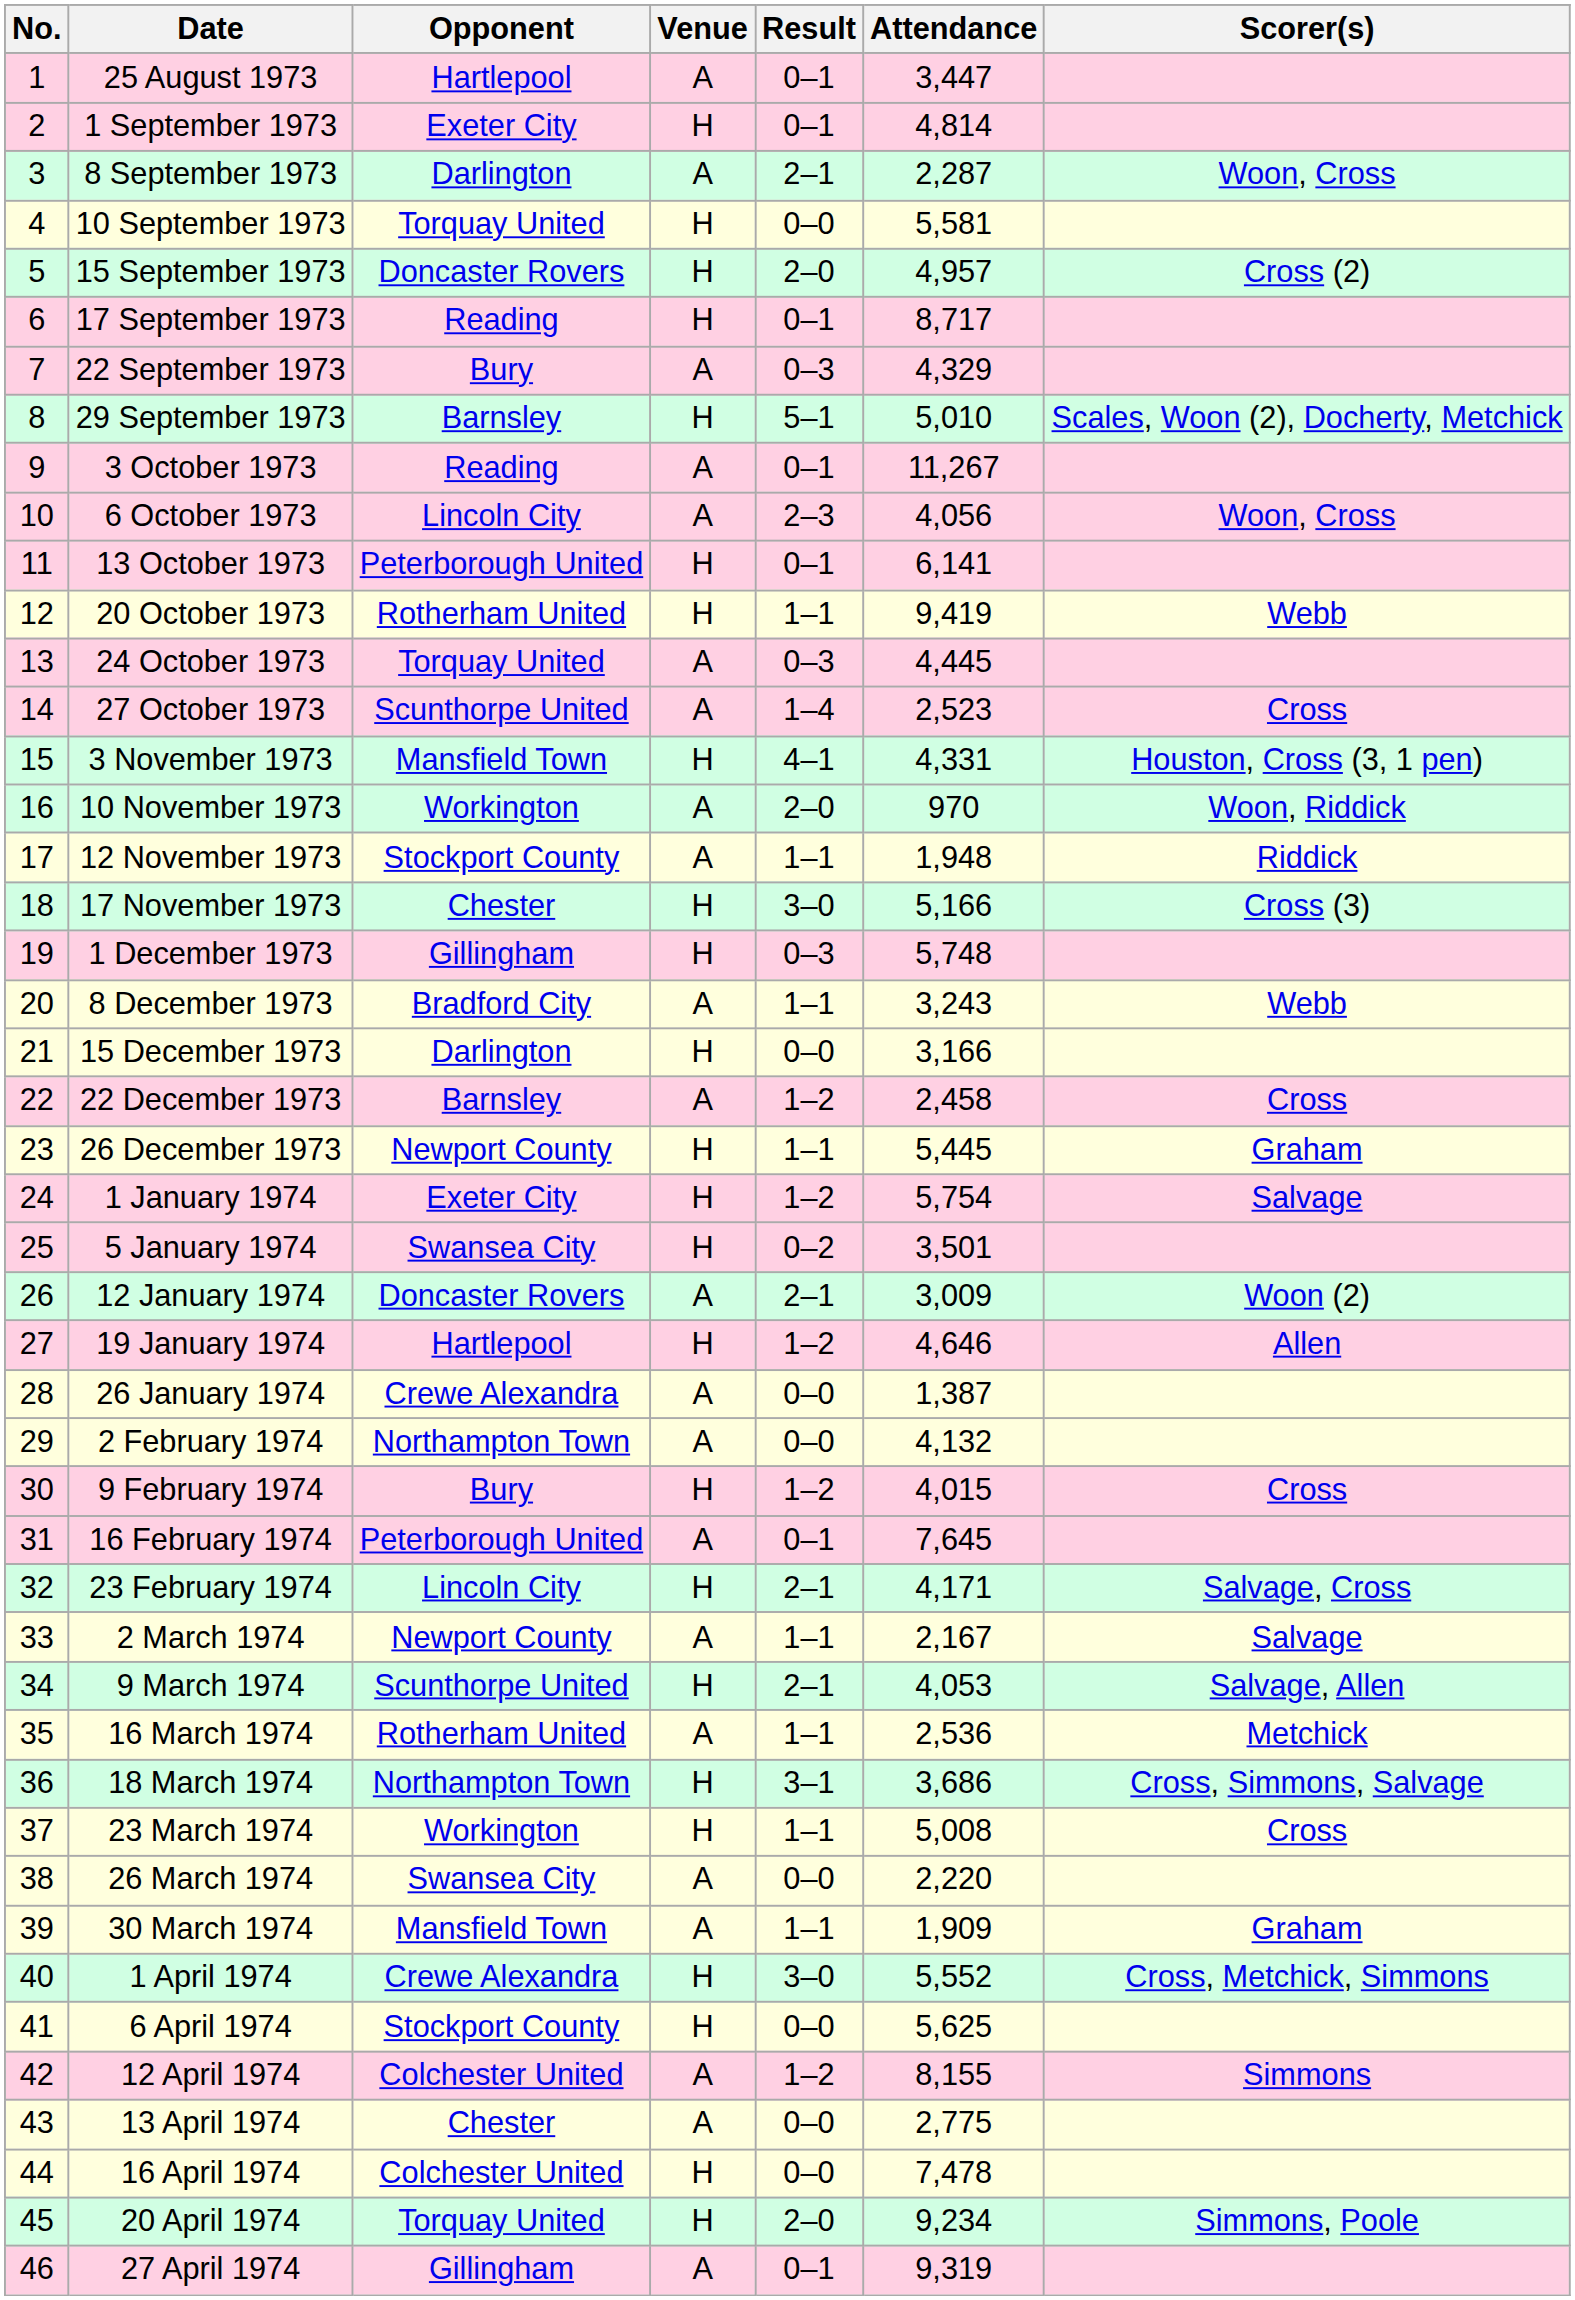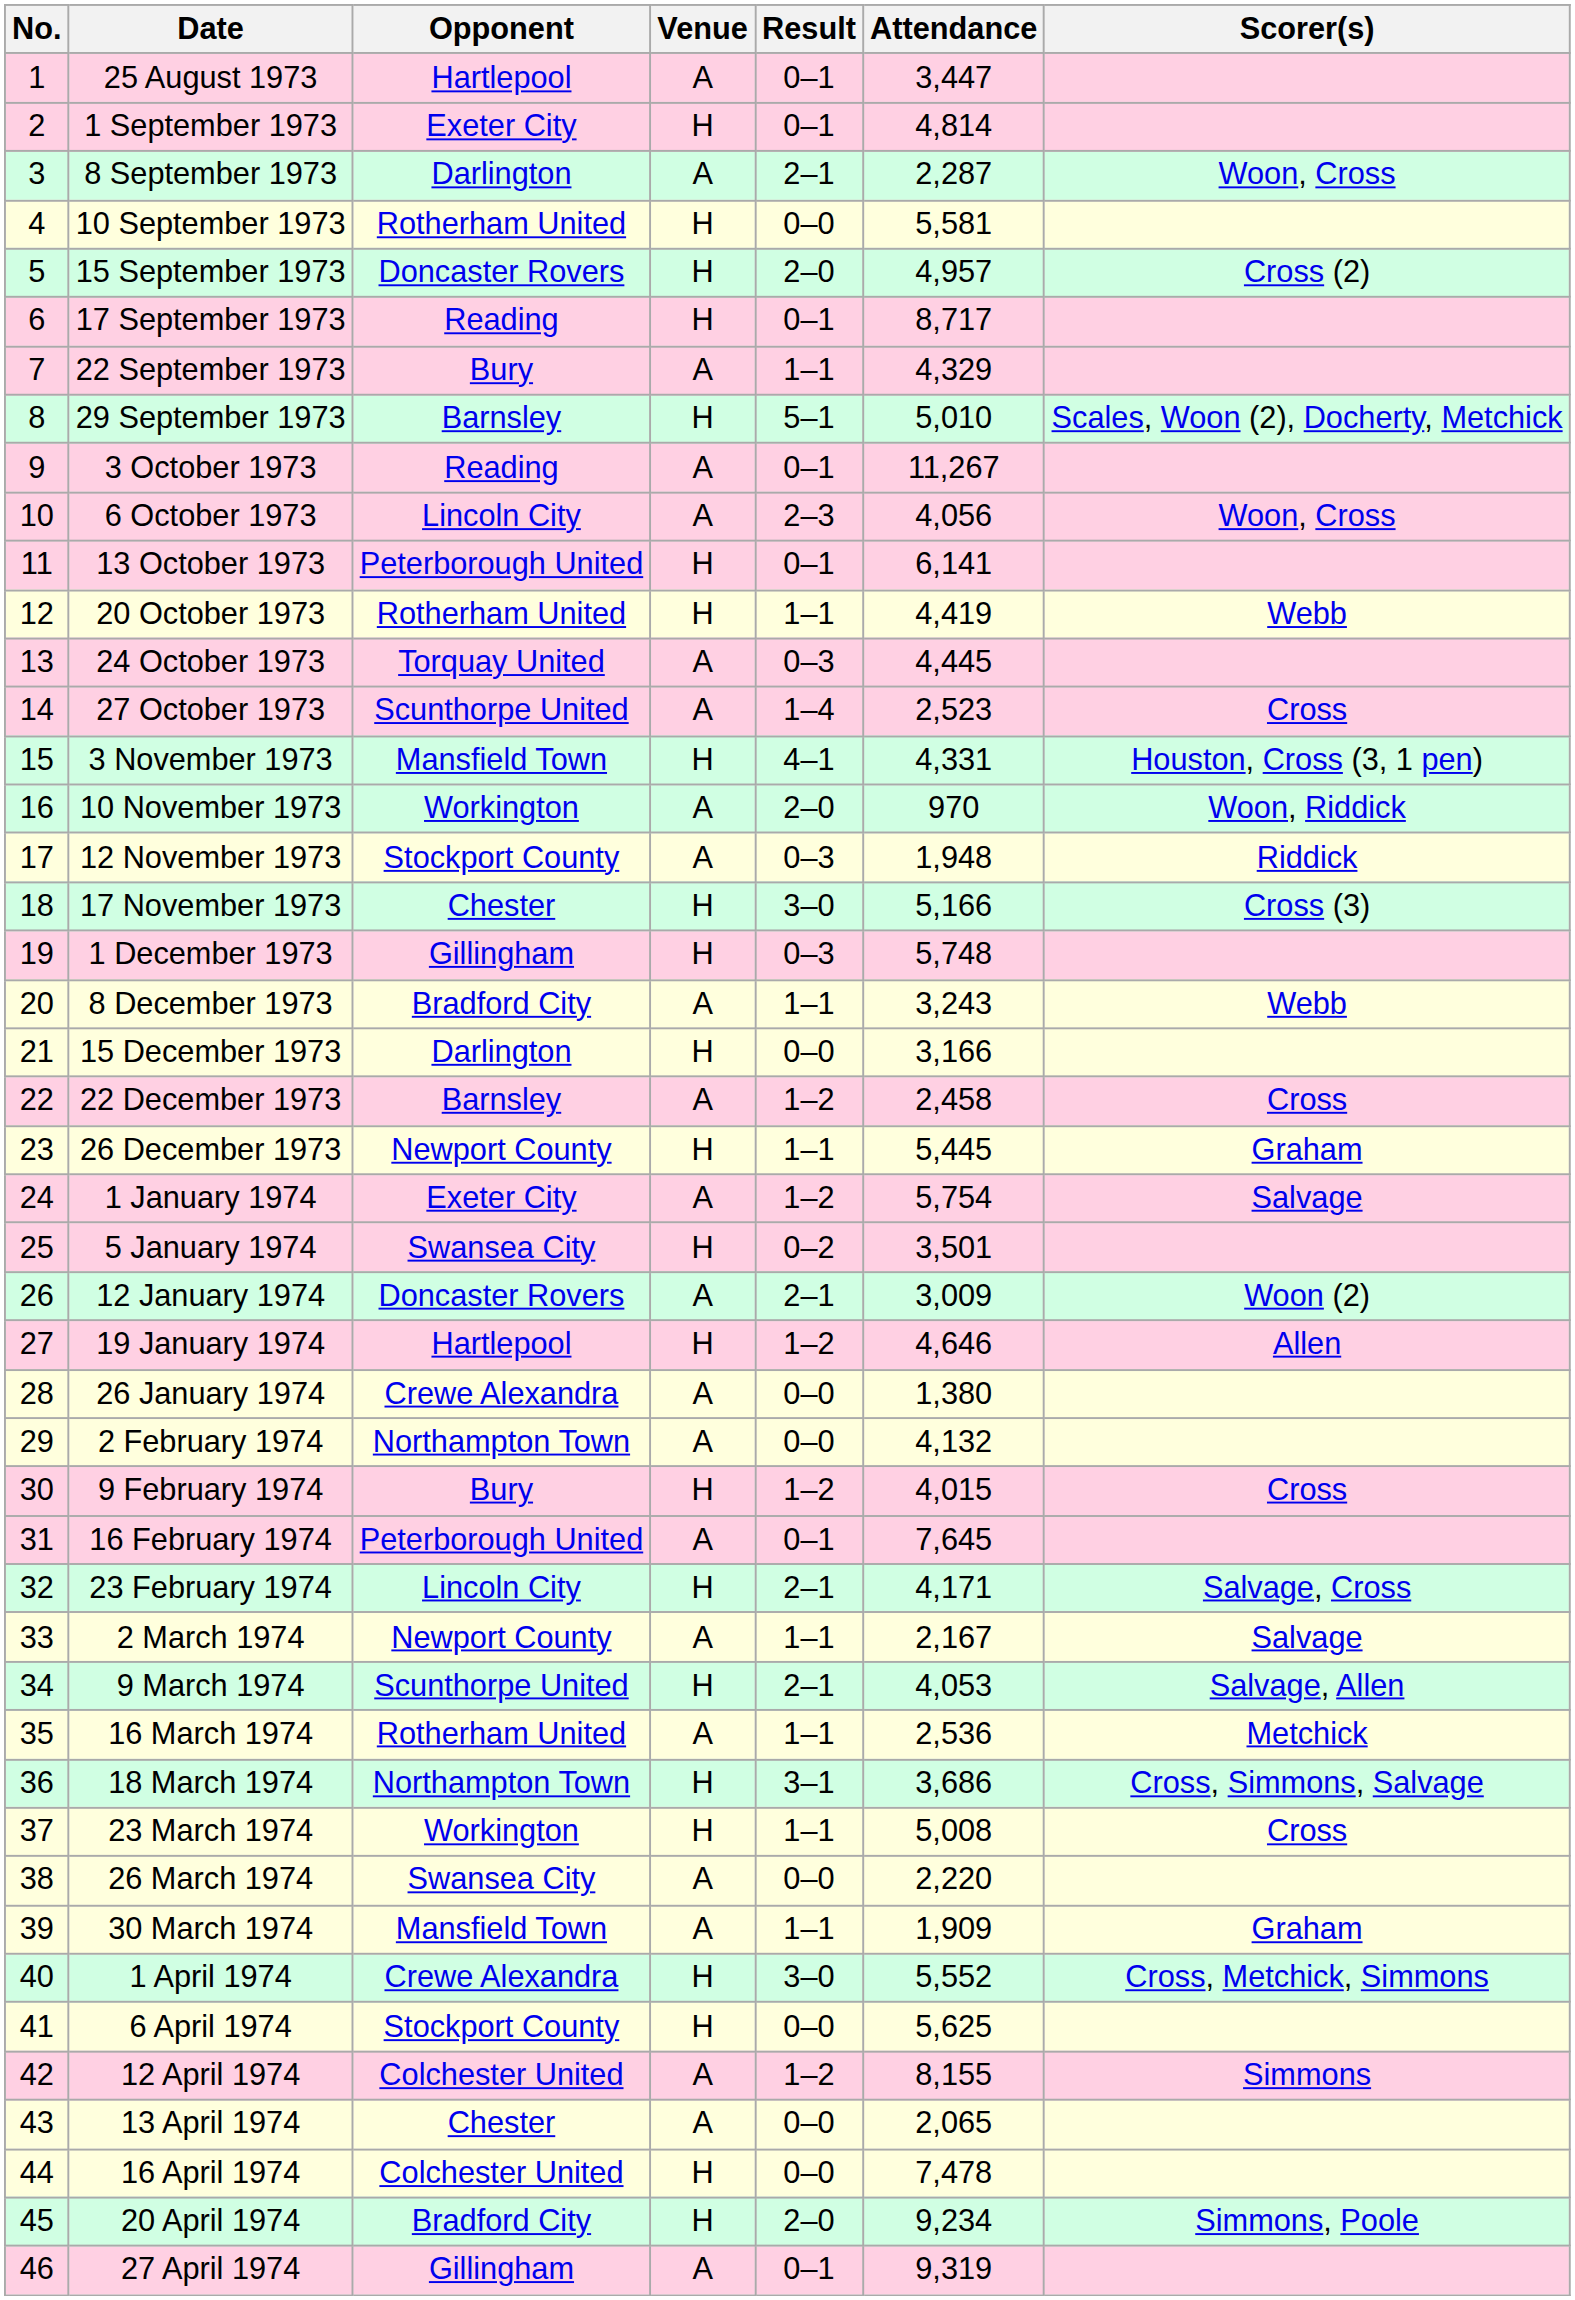(501, 223) Torquay United -> (501, 223) Rotherham United
(809, 369) 0–3 -> (809, 369) 1–1
(954, 613) 9,419 -> (954, 613) 4,419
(809, 857) 1–1 -> (809, 857) 0–3
(703, 1198) H -> (703, 1198) A
(954, 1393) 1,387 -> (954, 1393) 1,380
(954, 2123) 2,775 -> (954, 2123) 2,065
(501, 2221) Torquay United -> (501, 2221) Bradford City
